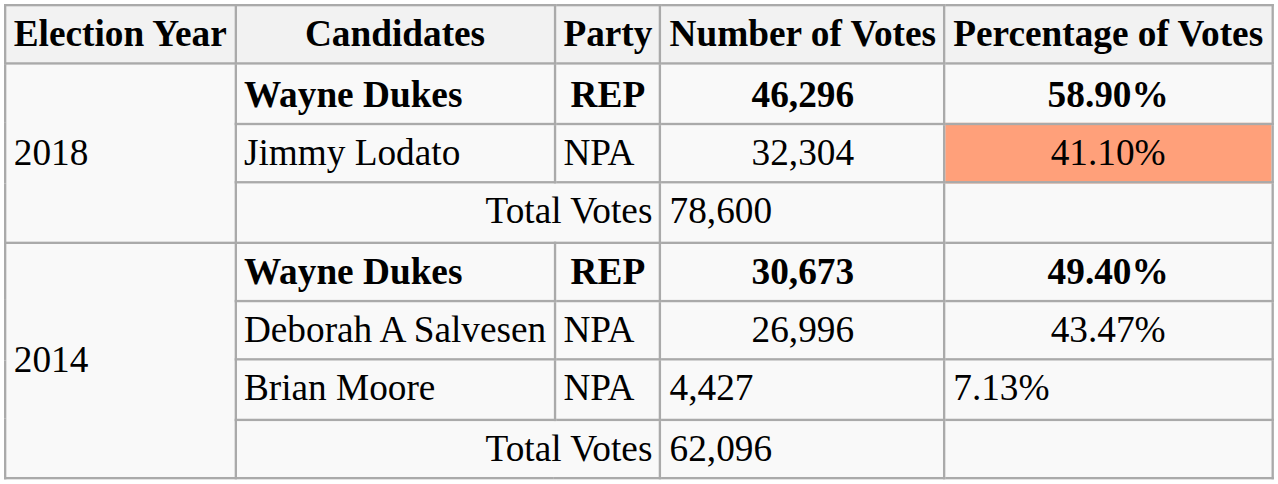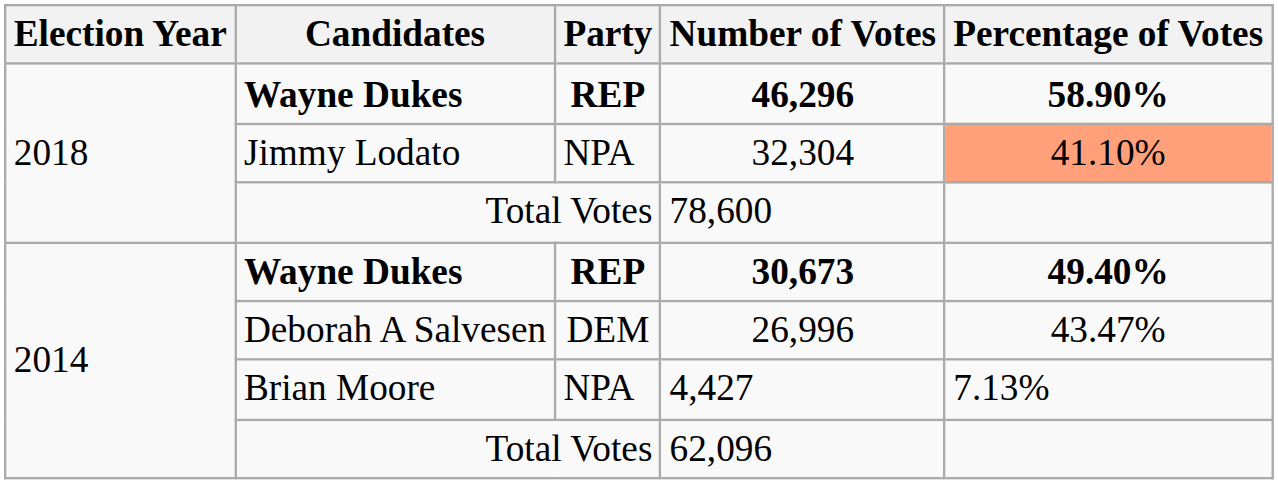(599, 329) NPA -> (608, 329) DEM
